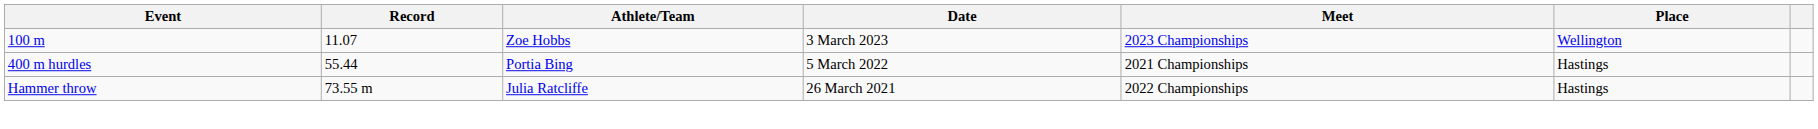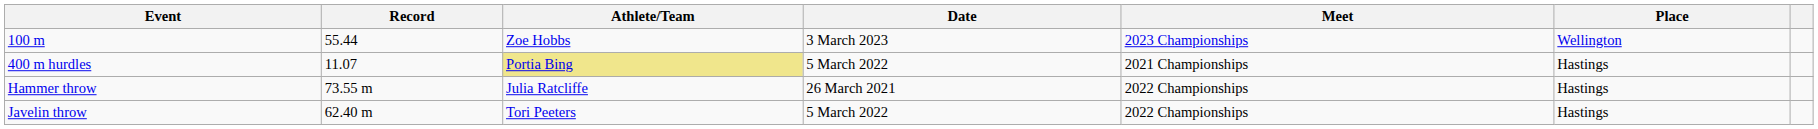(341, 40) 11.07 -> (341, 40) 55.44
(341, 64) 55.44 -> (341, 64) 11.07
(539, 64) no background -> (539, 64) khaki background
+ row: (47, 112)
